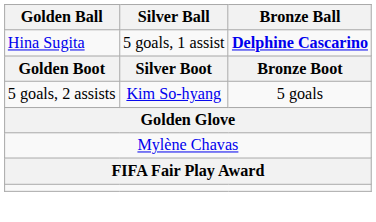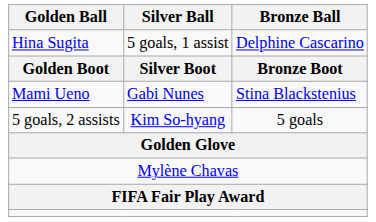(300, 42) bold -> (300, 42) normal
+ row: (51, 94)
